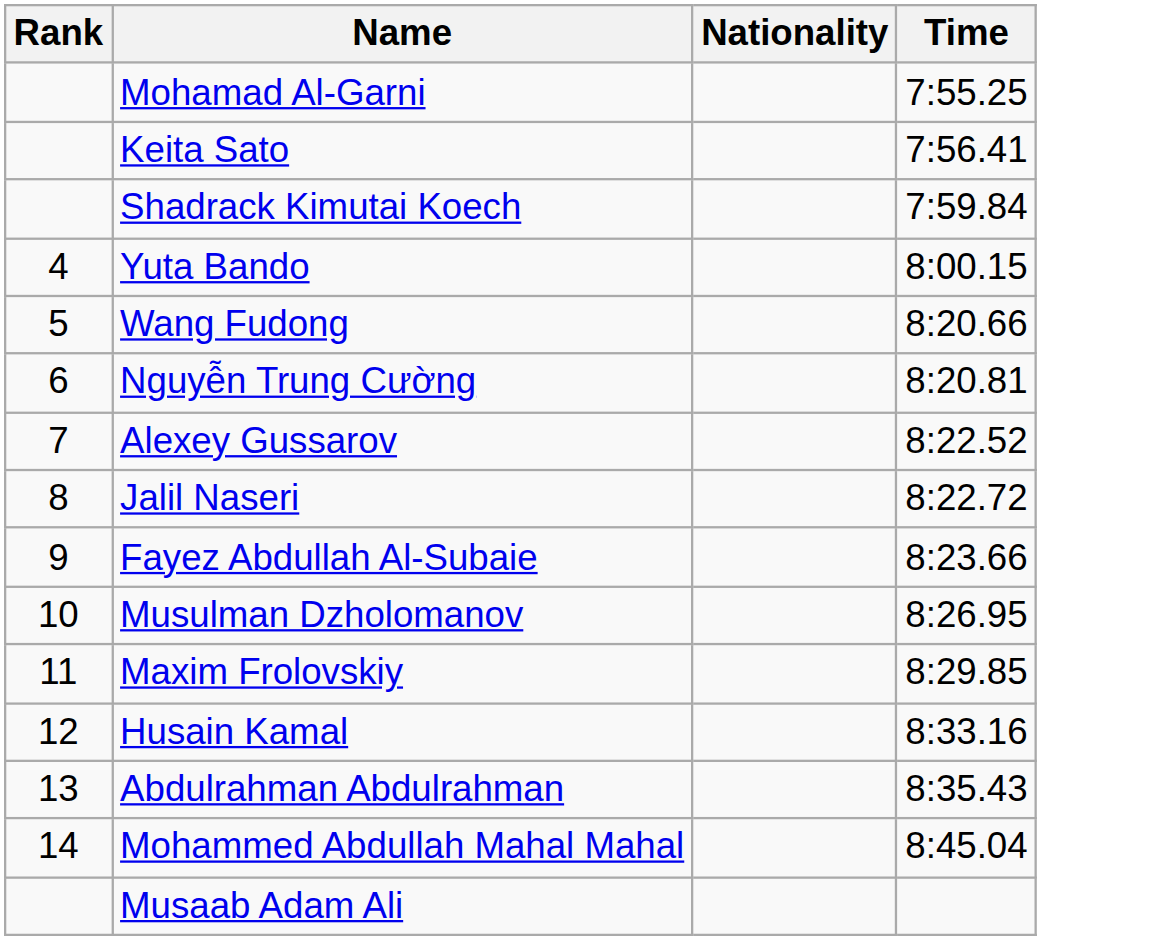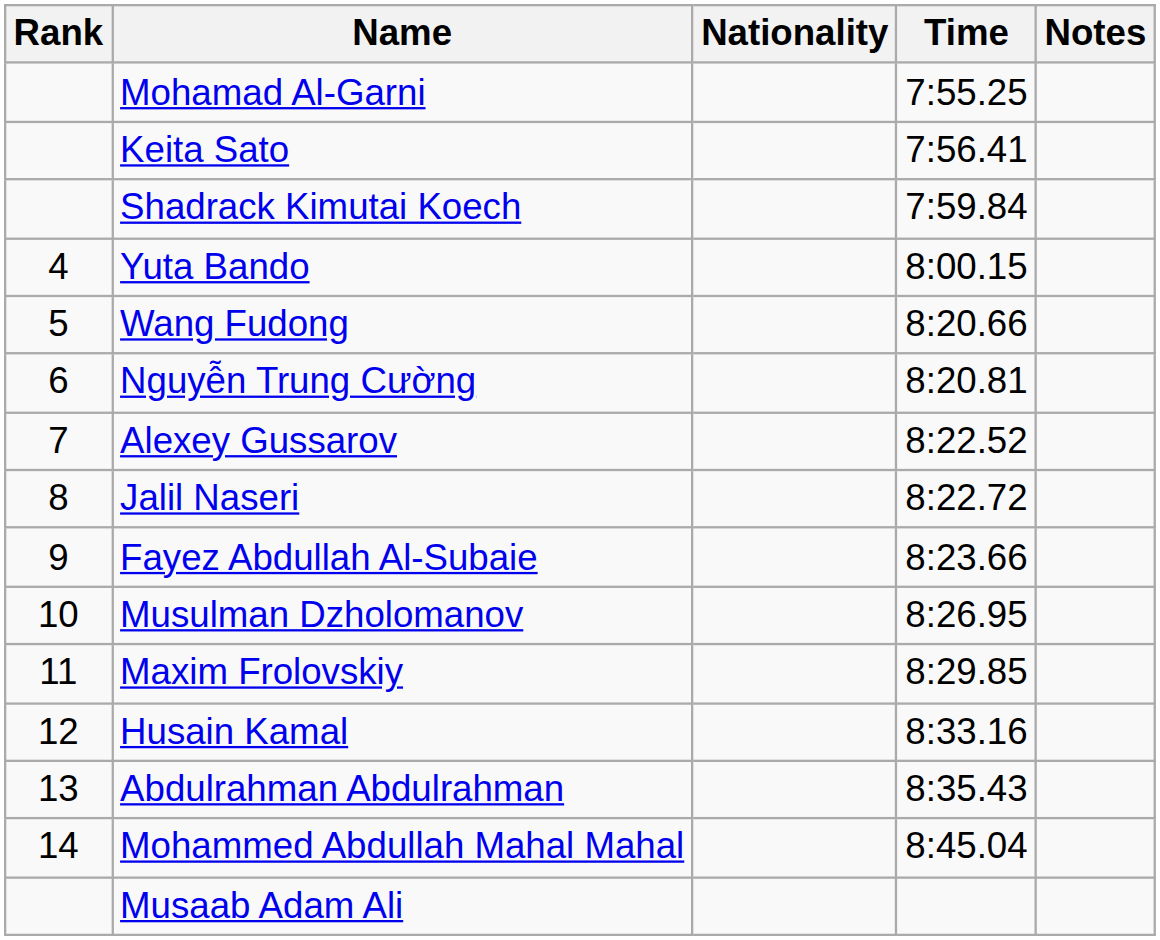+ column: (1095, 33)
